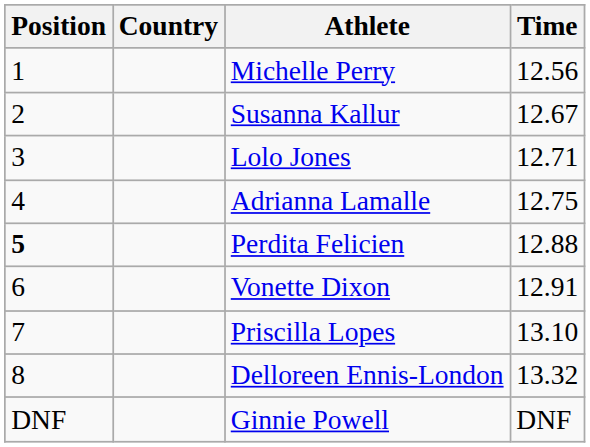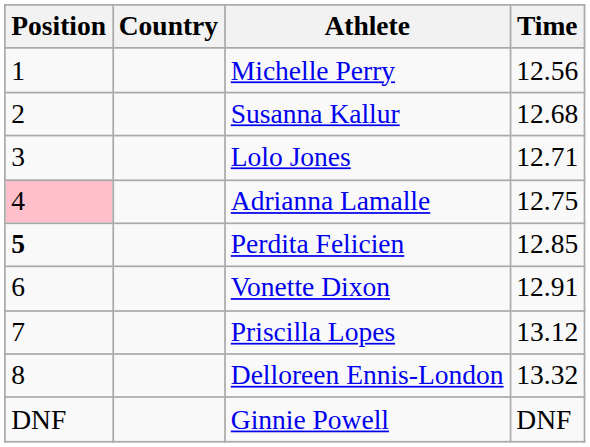(547, 113) 12.67 -> (547, 113) 12.68
(18, 200) no background -> (18, 200) pink background
(547, 244) 12.88 -> (547, 244) 12.85
(547, 331) 13.10 -> (547, 331) 13.12
